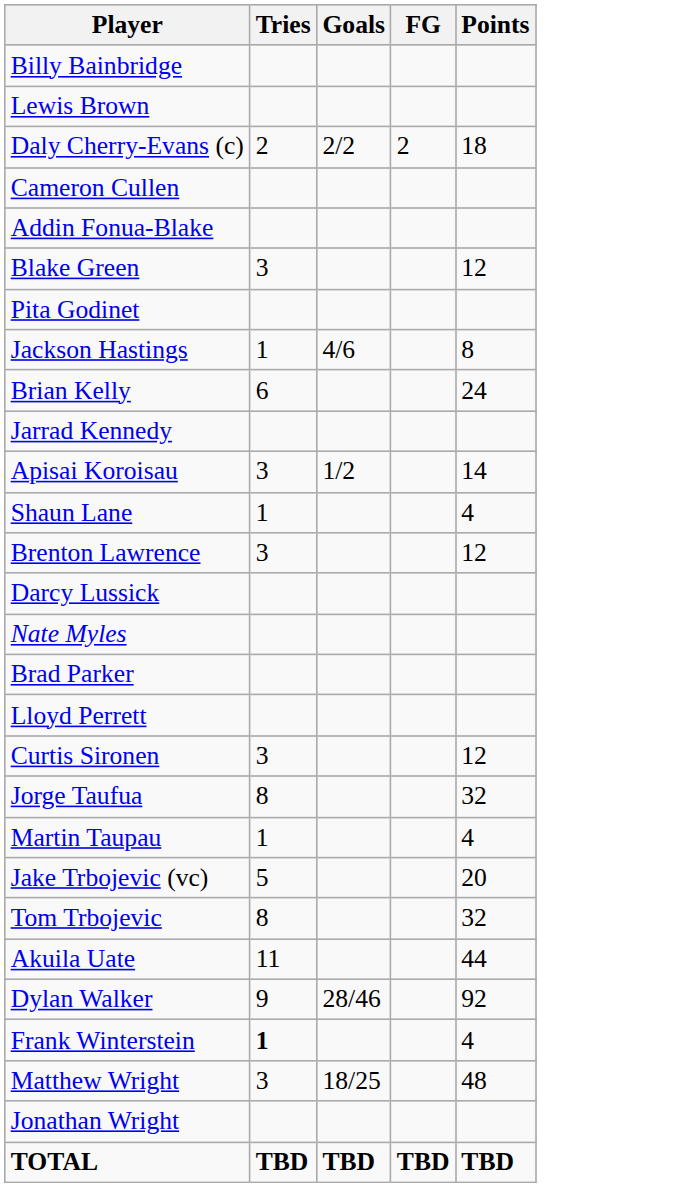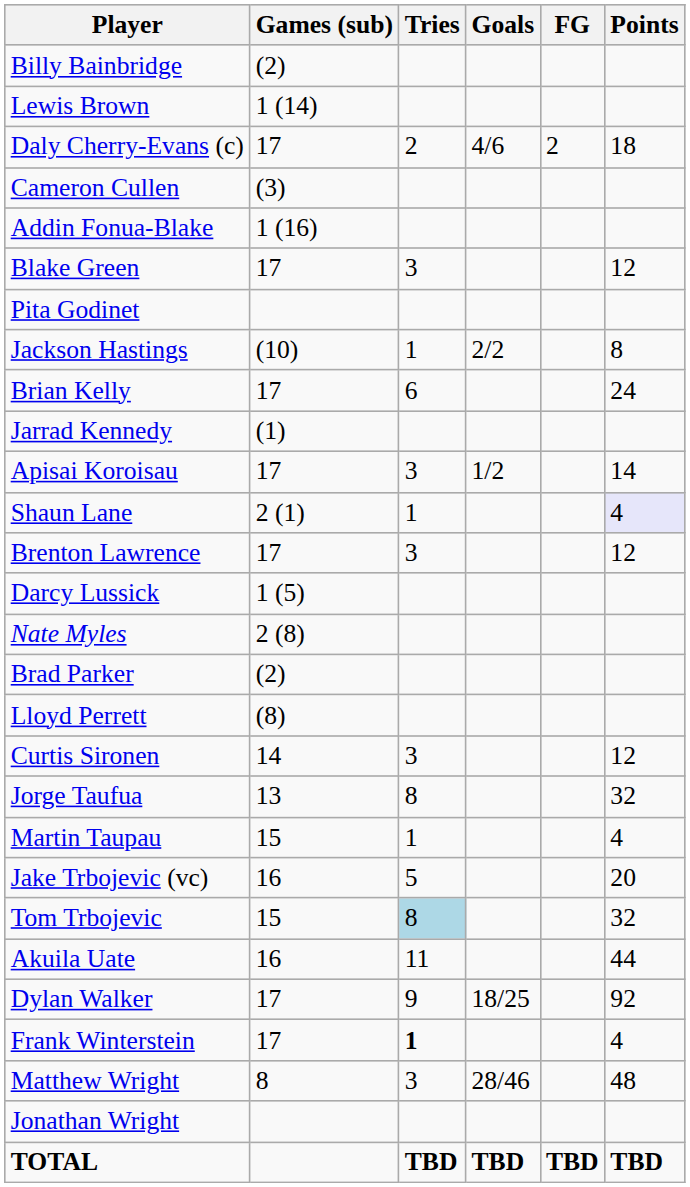+ column: (324, 24)
(339, 146) 2/2 -> (488, 146) 4/6
(339, 349) 4/6 -> (488, 349) 2/2
(468, 512) no background -> (617, 512) lavender background
(262, 918) no background -> (411, 918) lightblue background
(352, 999) 28/46 -> (501, 999) 18/25
(352, 1080) 18/25 -> (501, 1080) 28/46
